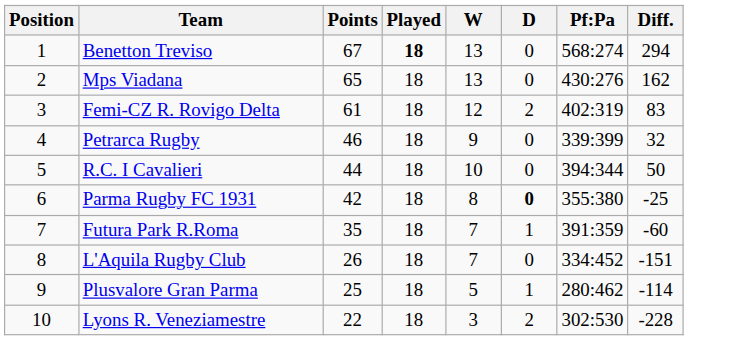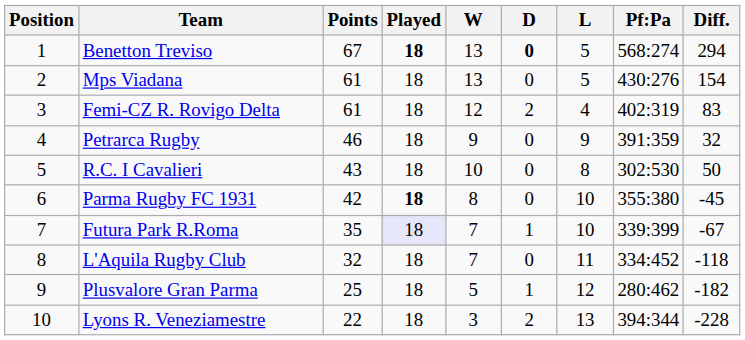+ column: (585, 20)
(529, 50) normal -> (529, 50) bold
(353, 80) 65 -> (353, 80) 61
(656, 80) 162 -> (712, 80) 154
(592, 140) 339:399 -> (648, 140) 391:359
(353, 170) 44 -> (353, 170) 43
(592, 170) 394:344 -> (648, 170) 302:530
(414, 200) normal -> (414, 200) bold
(529, 200) bold -> (529, 200) normal
(656, 200) -25 -> (712, 200) -45
(414, 229) no background -> (414, 229) lavender background
(592, 229) 391:359 -> (648, 229) 339:399
(656, 229) -60 -> (712, 229) -67
(353, 259) 26 -> (353, 259) 32
(656, 259) -151 -> (712, 259) -118
(656, 289) -114 -> (712, 289) -182
(592, 319) 302:530 -> (648, 319) 394:344
